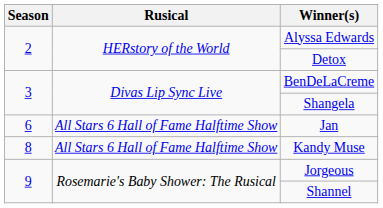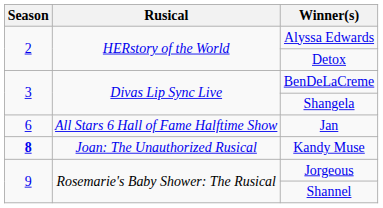(28, 147) normal -> (28, 147) bold
(166, 147) All Stars 6 Hall of Fame Halftime Show -> (166, 147) Joan: The Unauthorized Rusical
